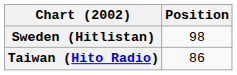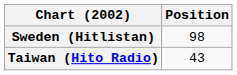(197, 59) 86 -> (197, 59) 43
